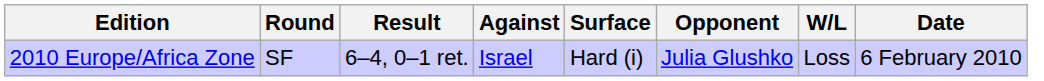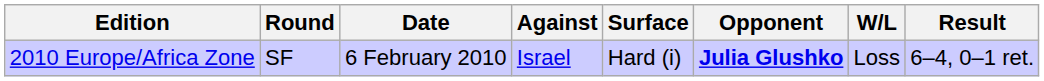columns swapped: (941, 21) <-> (407, 21)
(727, 57) normal -> (771, 57) bold
